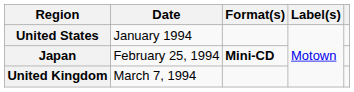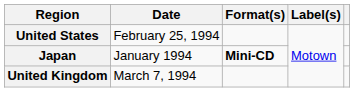(153, 35) January 1994 -> (166, 35) February 25, 1994
(166, 55) February 25, 1994 -> (153, 55) January 1994
